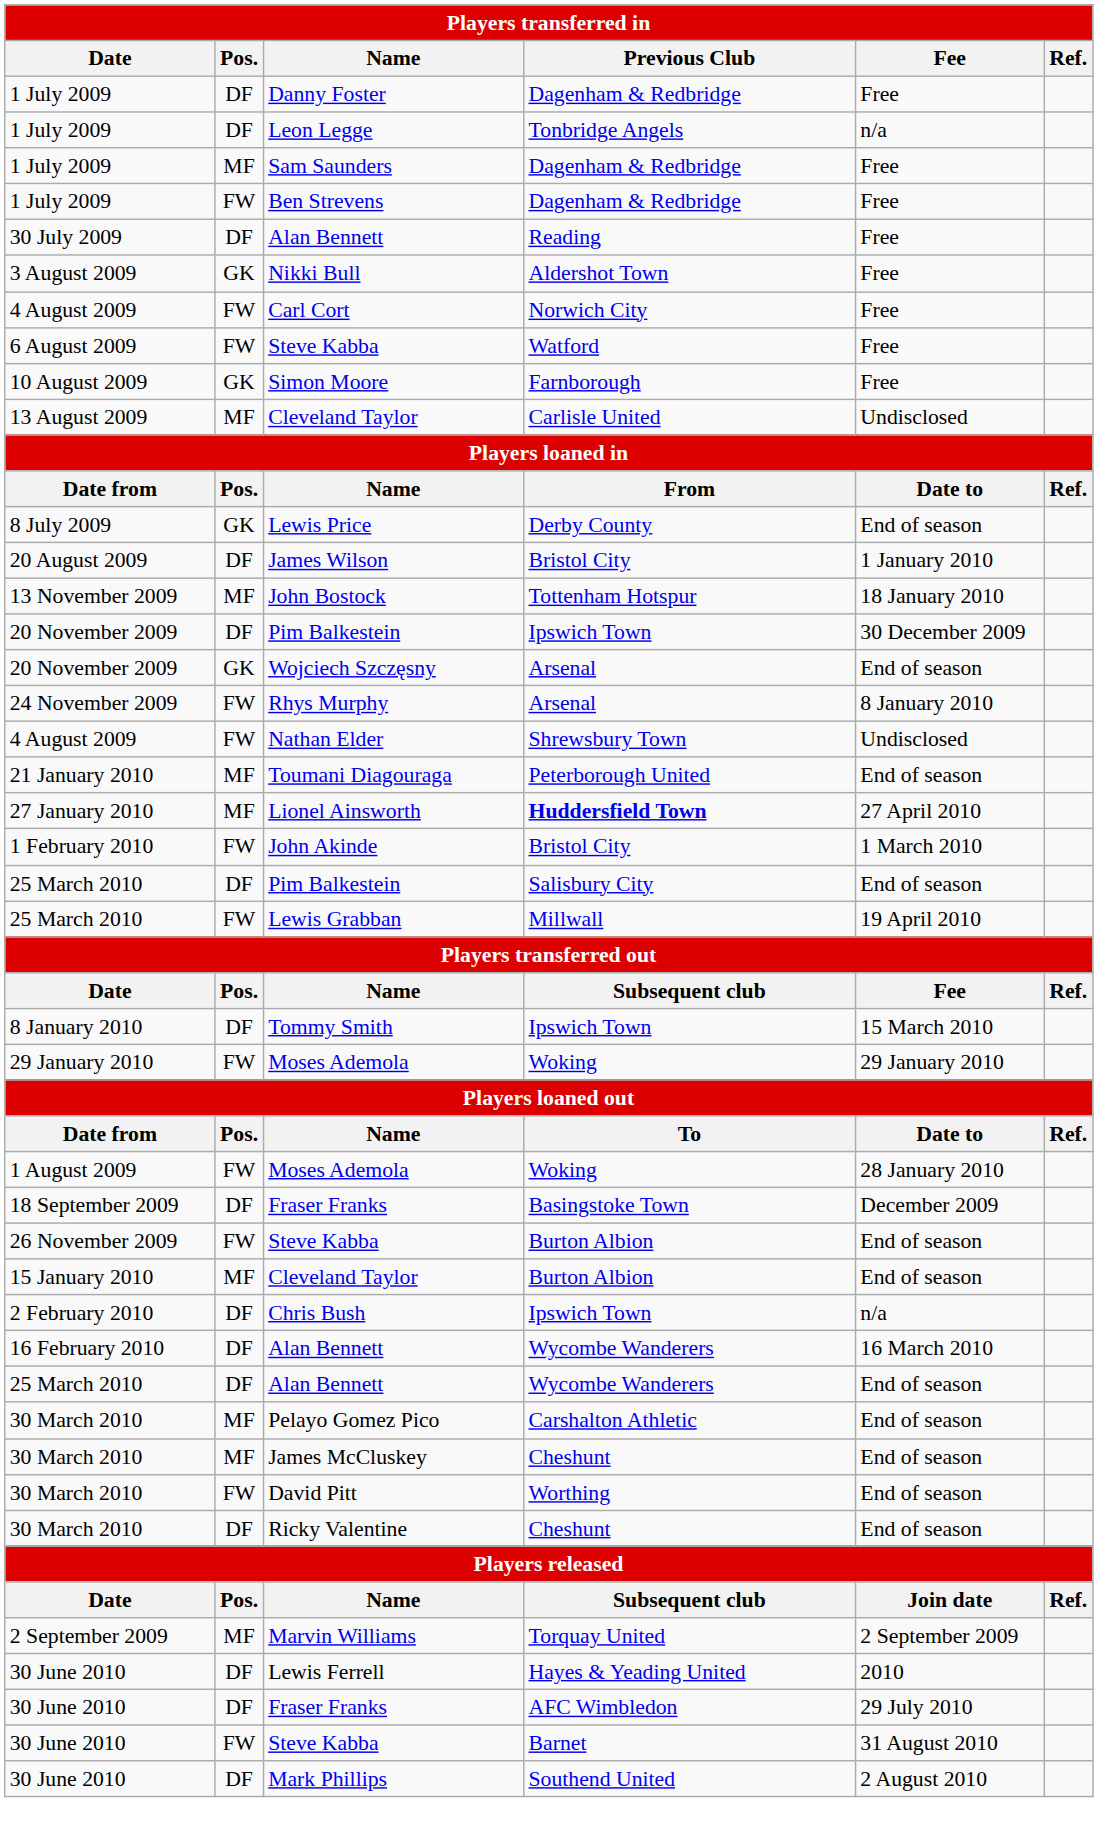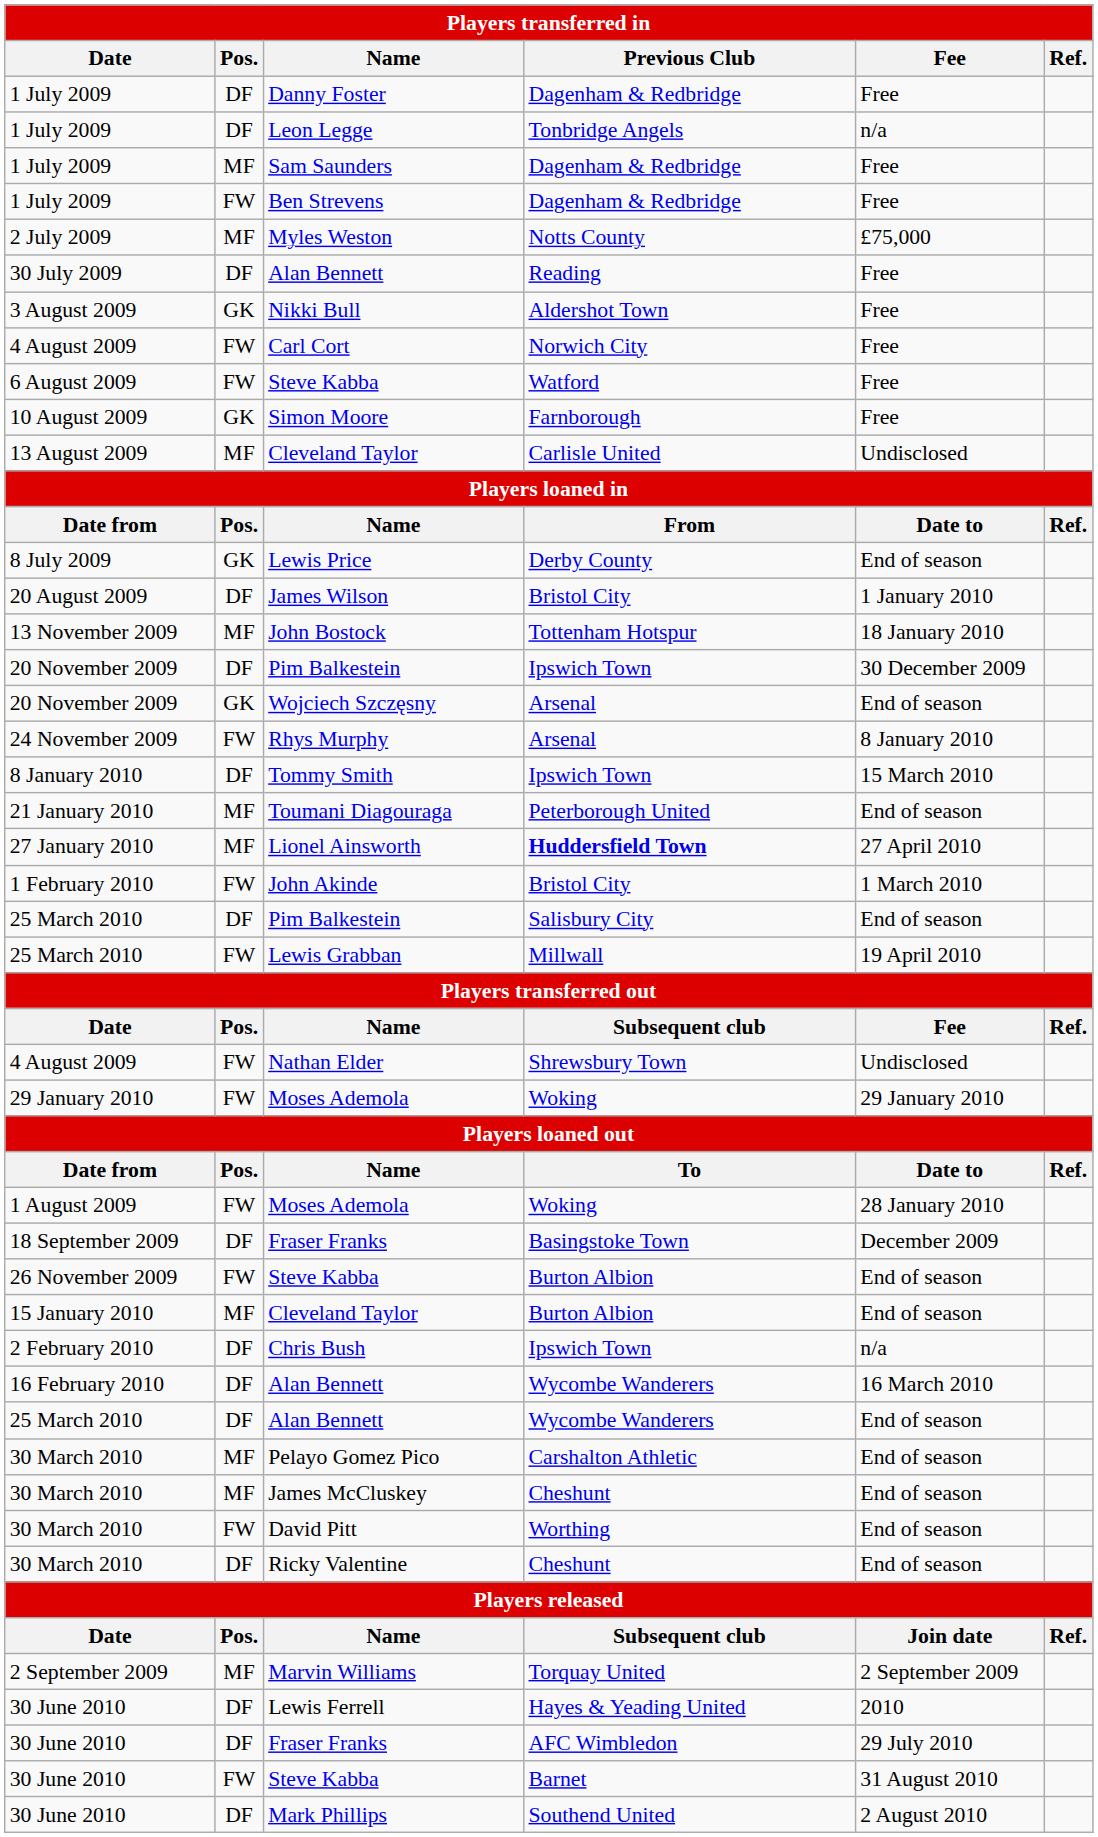+ row: (60, 237)
rows swapped: (76, 1026) <-> (73, 739)
